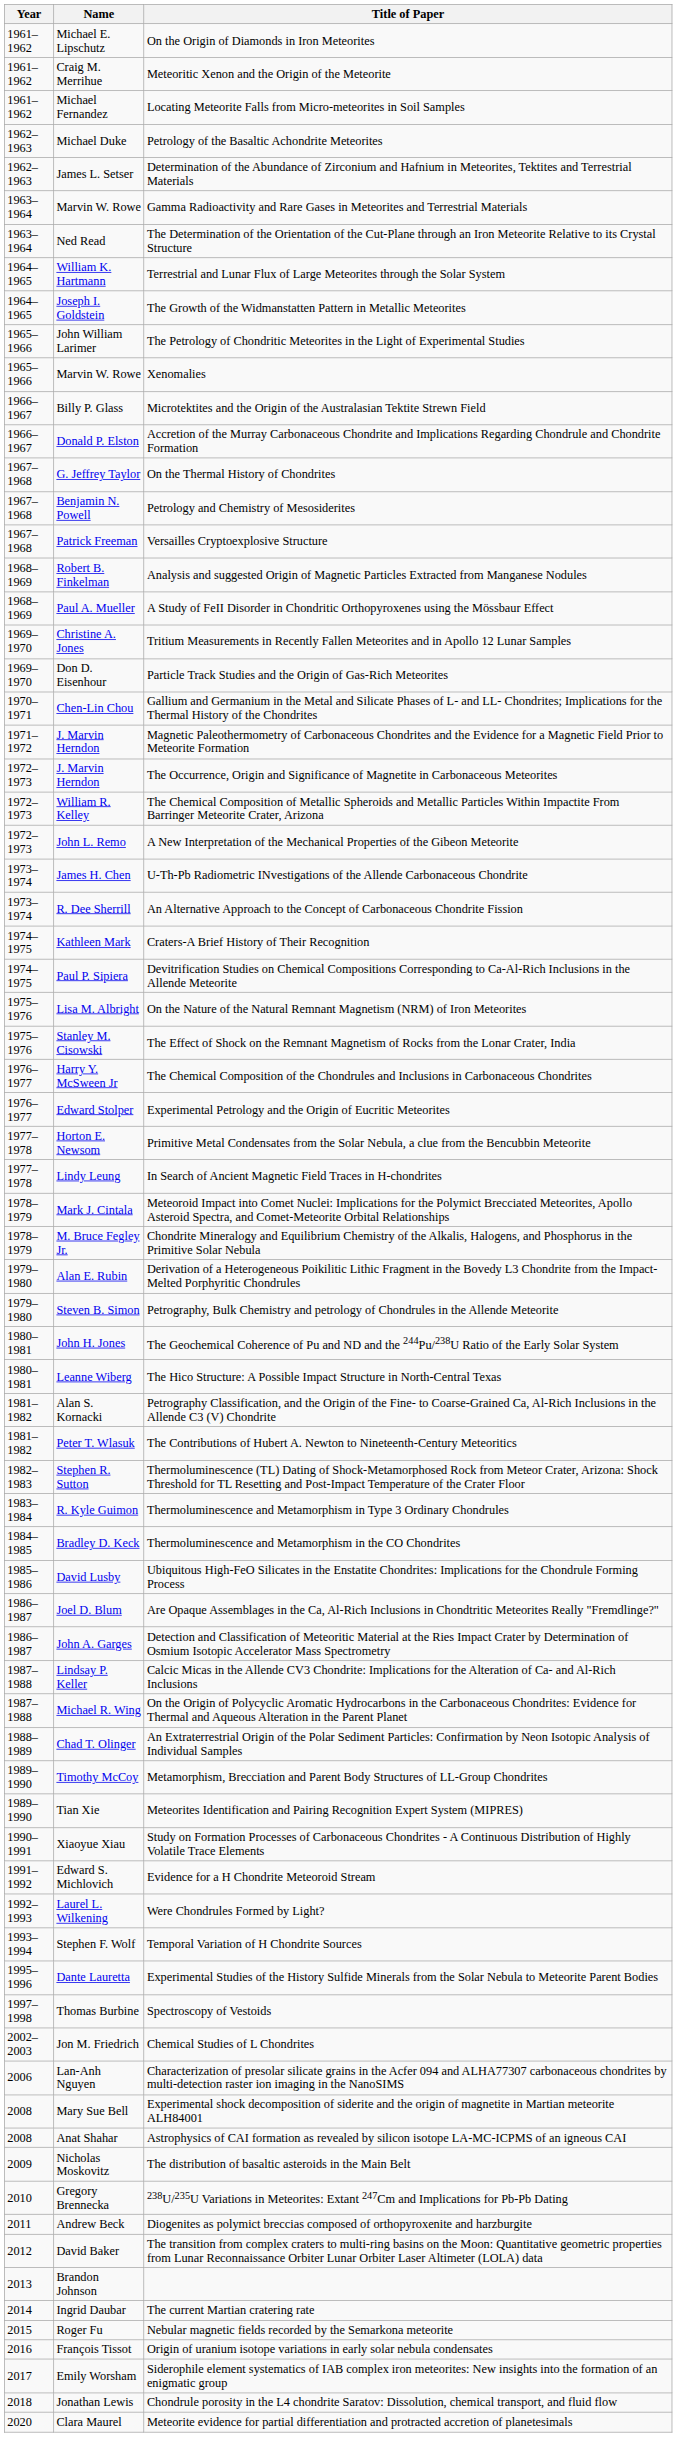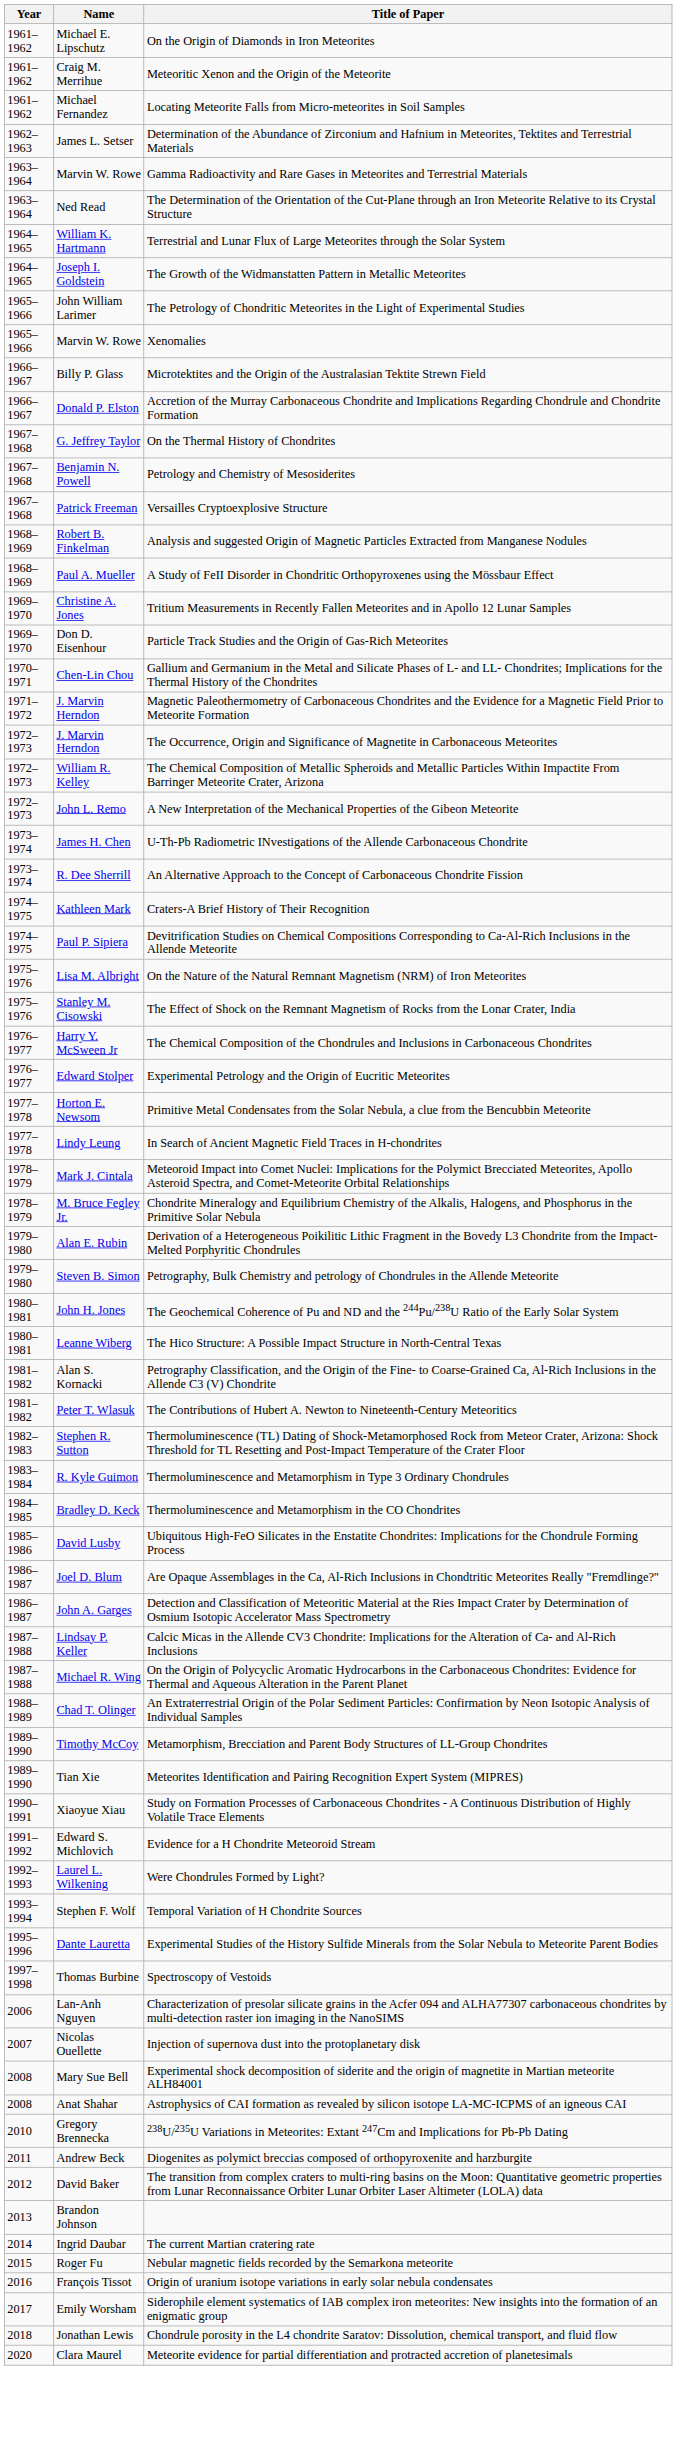- row: (265, 140)
- row: (231, 2044)
+ row: (284, 2044)
- row: (279, 2164)
